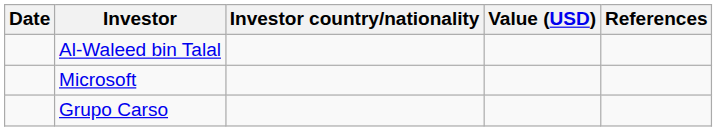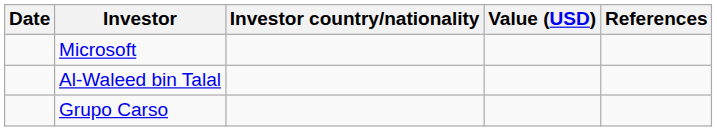rows swapped: (140, 49) <-> (98, 79)
